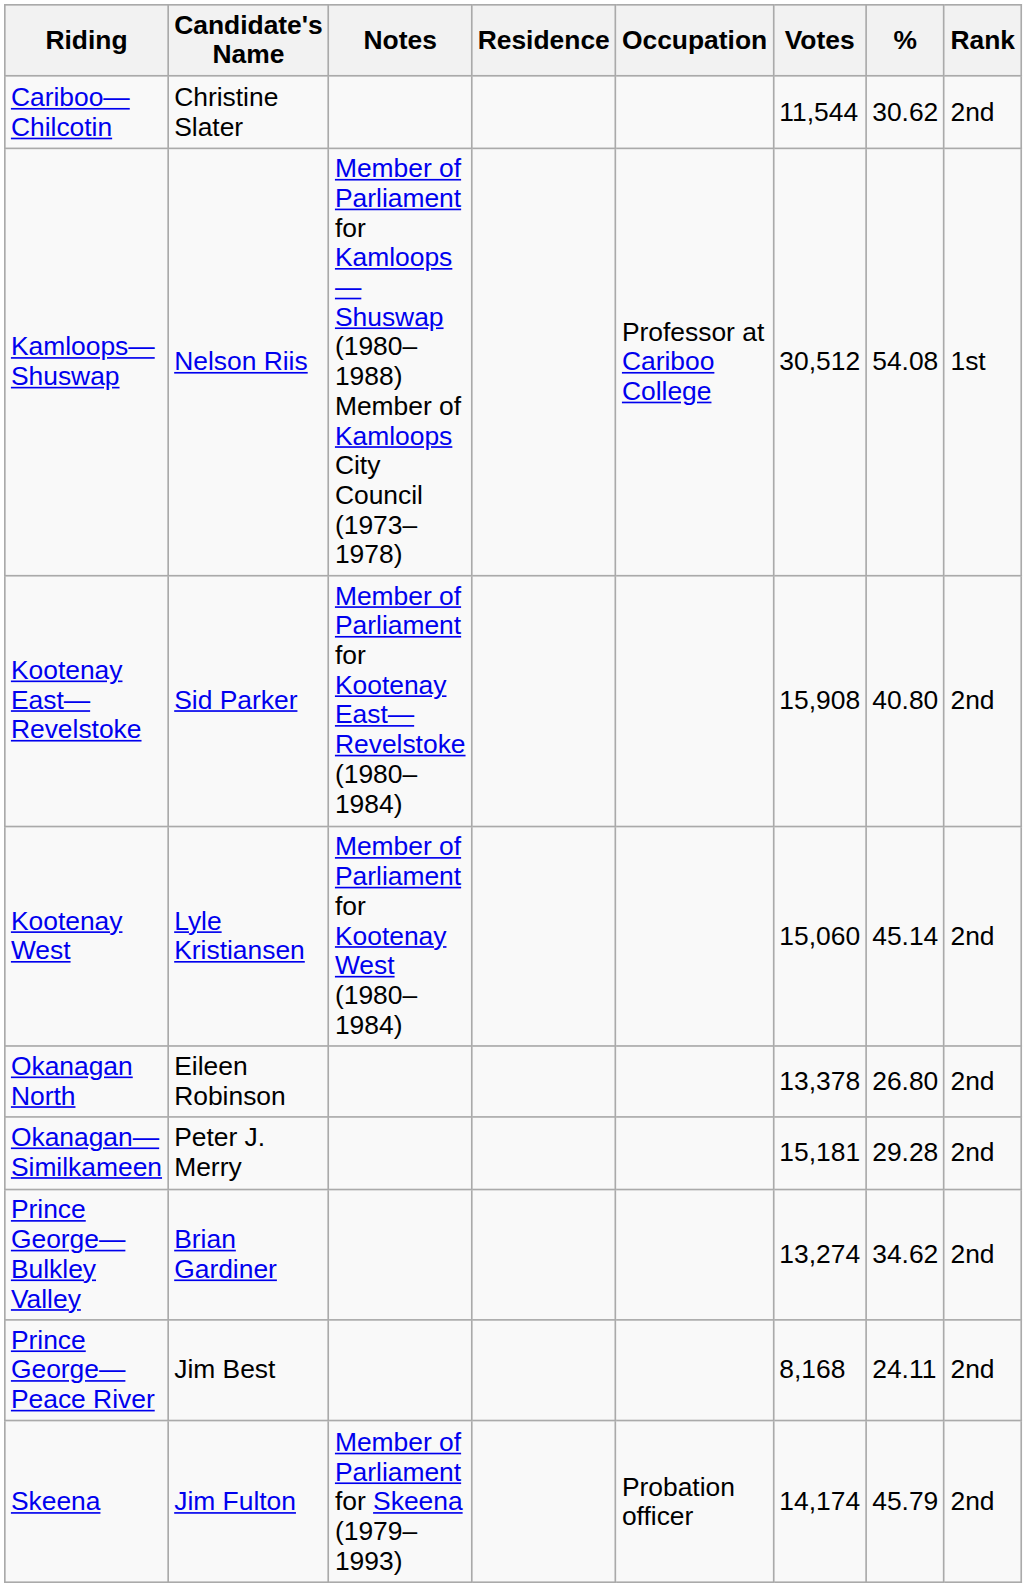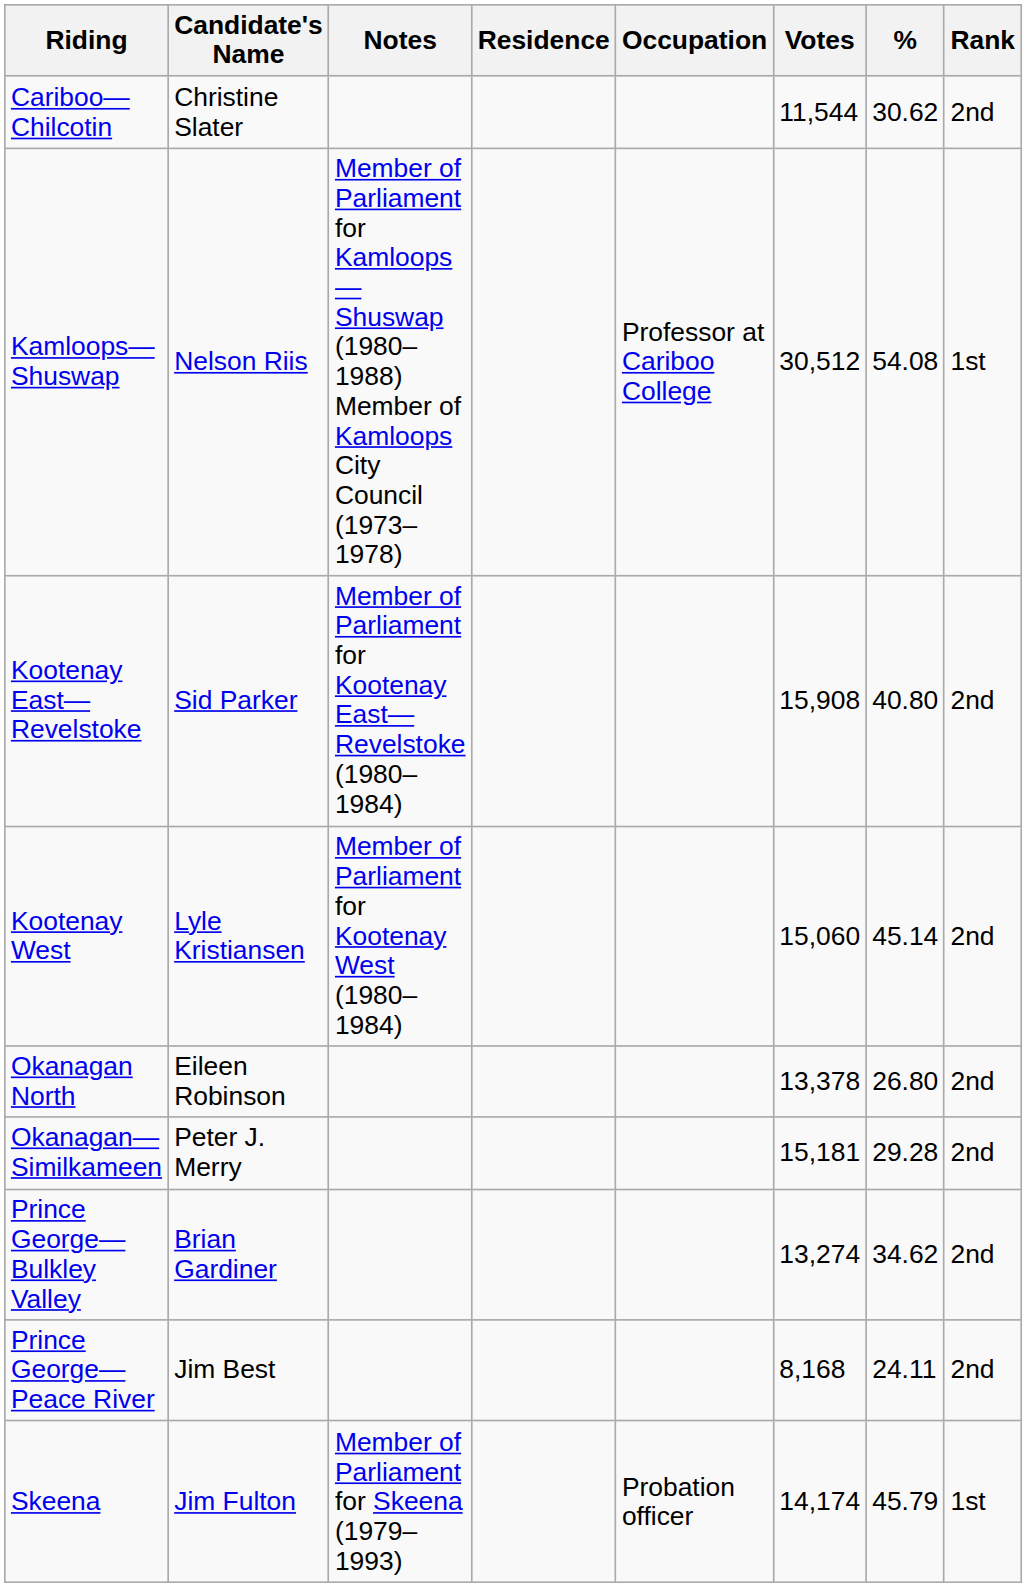(973, 1501) 2nd -> (968, 1501) 1st
